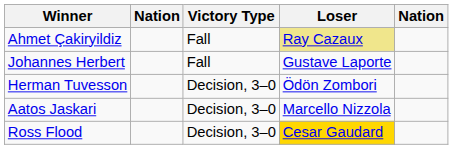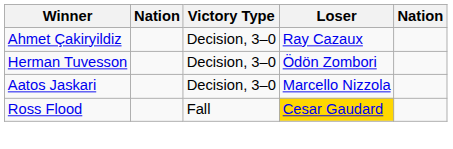(199, 39) Fall -> (231, 39) Decision, 3–0
(323, 39) khaki background -> (323, 39) no background
- row: (66, 62)
(231, 132) Decision, 3–0 -> (199, 109) Fall
